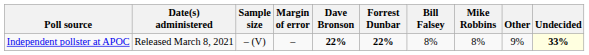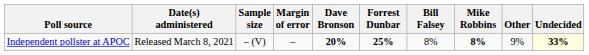(336, 42) 22% -> (336, 42) 20%
(383, 42) 22% -> (383, 42) 25%
(478, 42) normal -> (478, 42) bold
